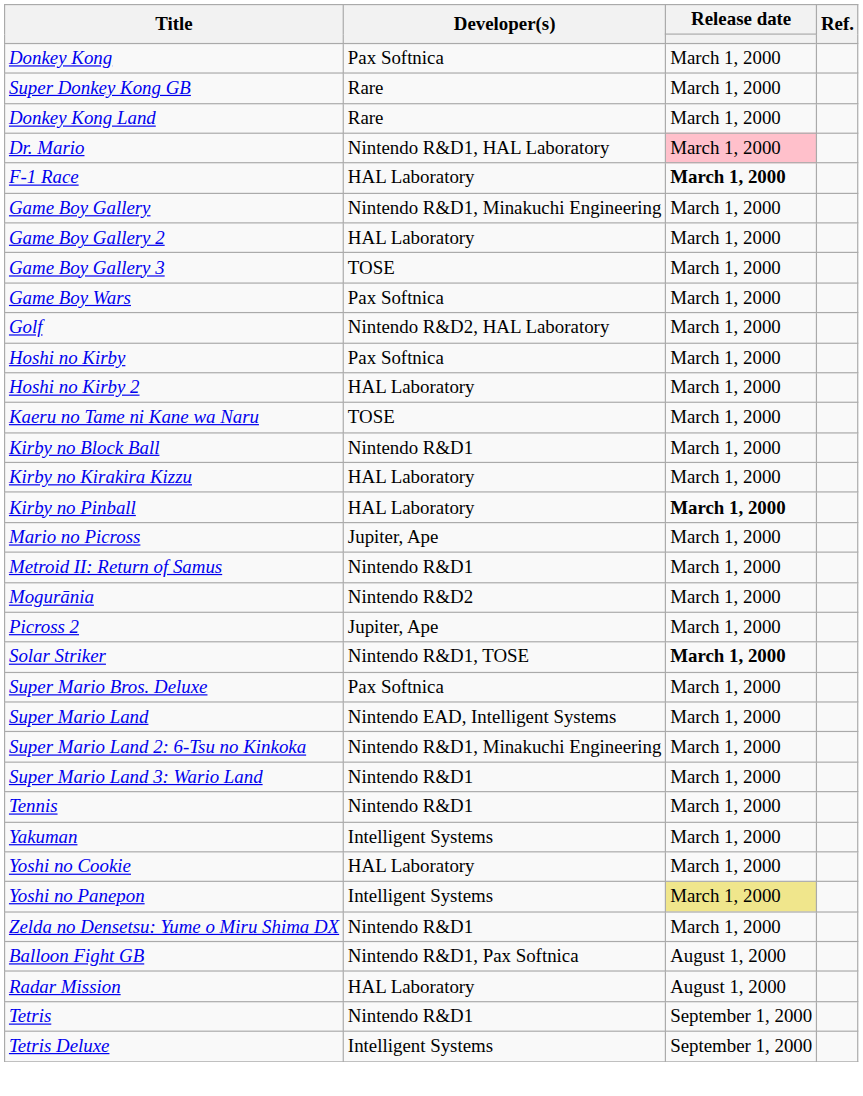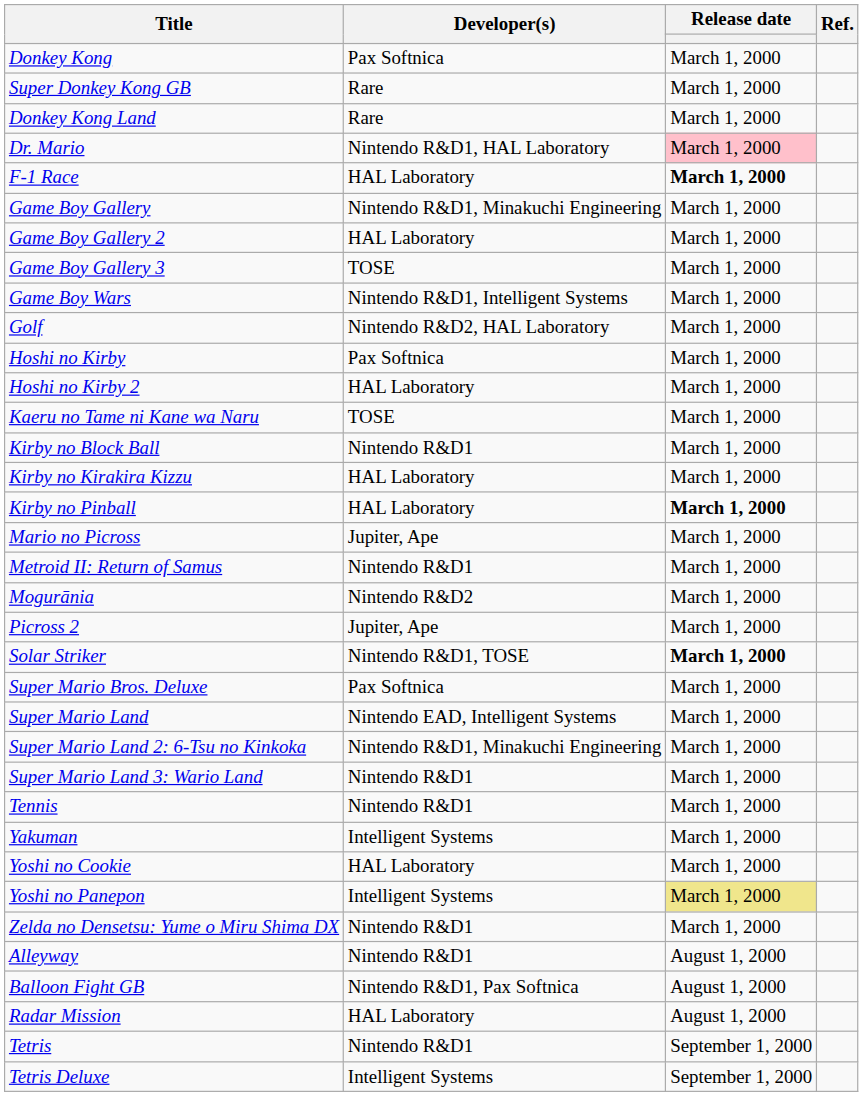(396, 297) Pax Softnica -> (488, 297) Nintendo R&D1, Intelligent Systems
+ row: (44, 956)
